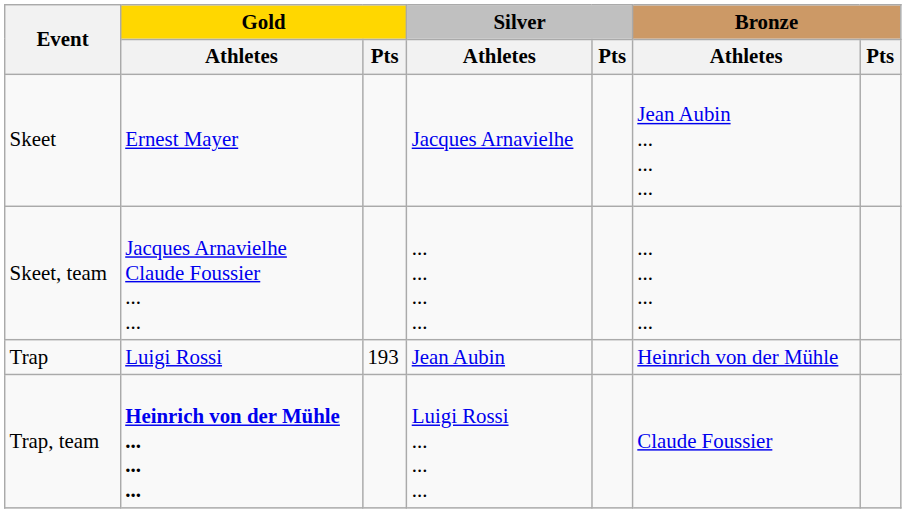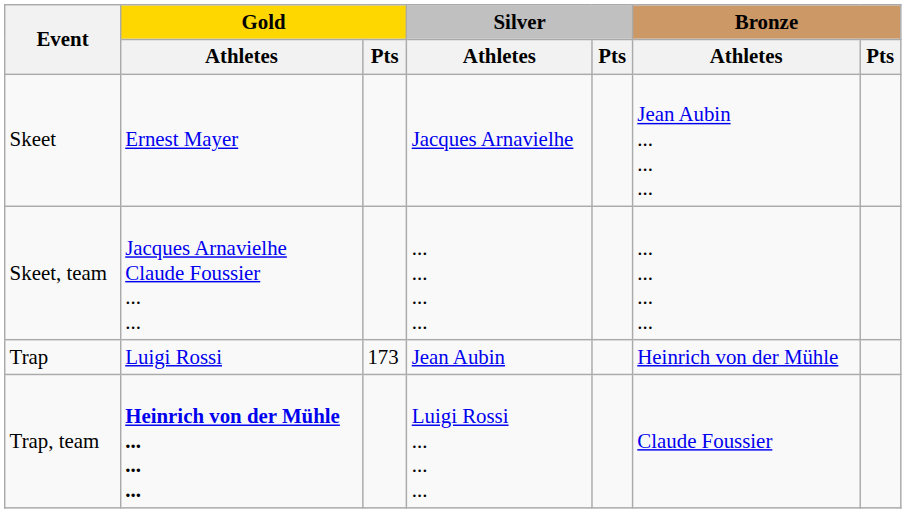(383, 357) 193 -> (383, 357) 173
